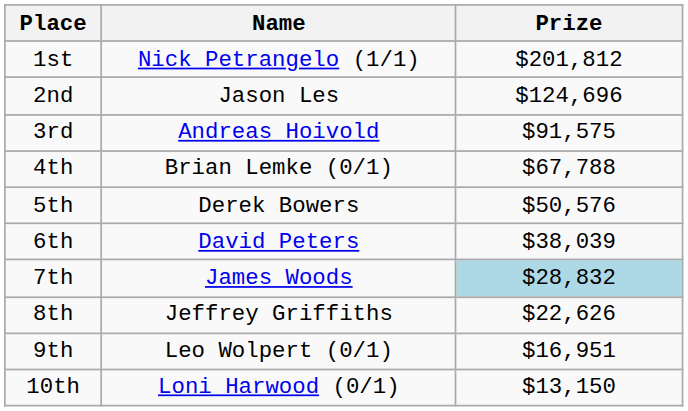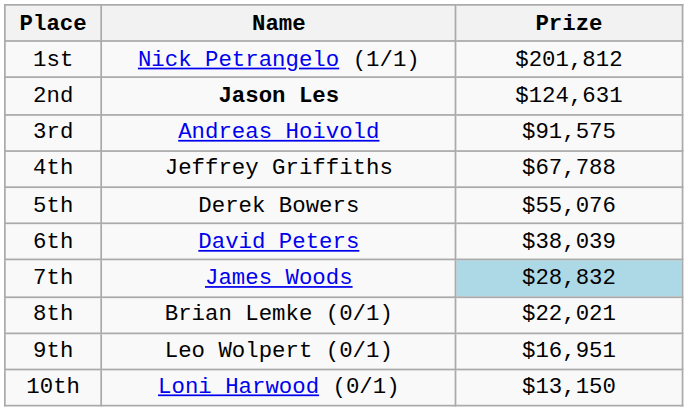(279, 96) normal -> (279, 96) bold
(569, 96) $124,696 -> (569, 96) $124,631
(279, 169) Brian Lemke (0/1) -> (279, 169) Jeffrey Griffiths
(569, 205) $50,576 -> (569, 205) $55,076
(279, 315) Jeffrey Griffiths -> (279, 315) Brian Lemke (0/1)
(569, 315) $22,626 -> (569, 315) $22,021
